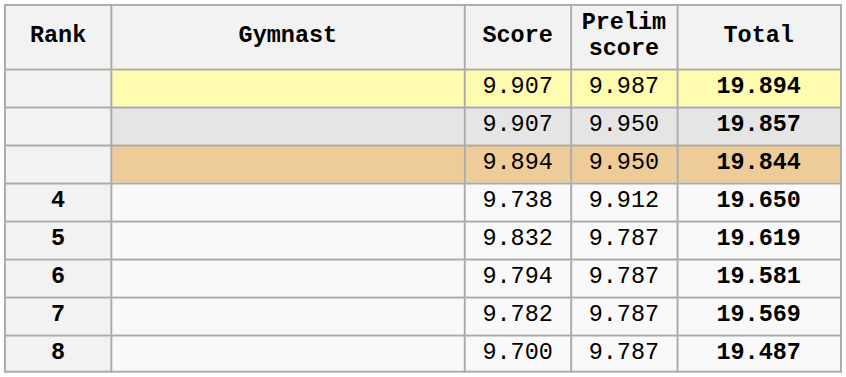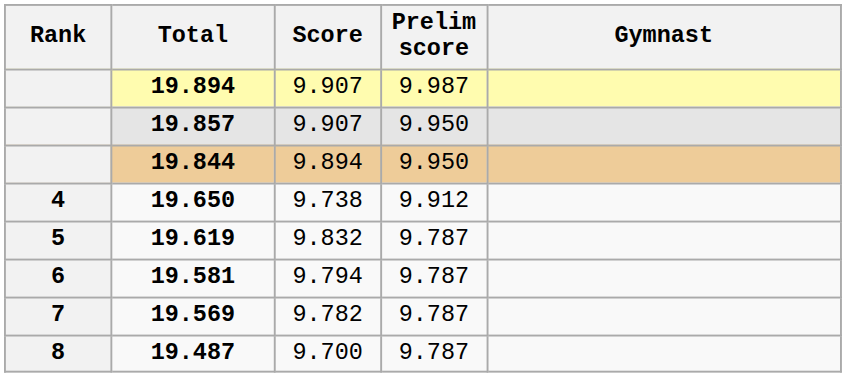columns swapped: (288, 38) <-> (759, 38)
